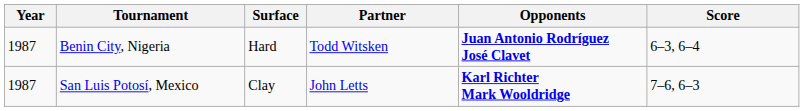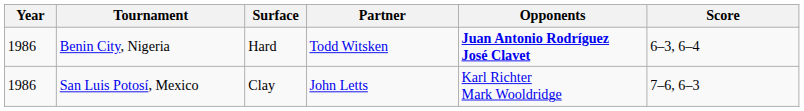(22, 46) 1987 -> (22, 46) 1986
(22, 85) 1987 -> (22, 85) 1986
(516, 85) bold -> (512, 85) normal
